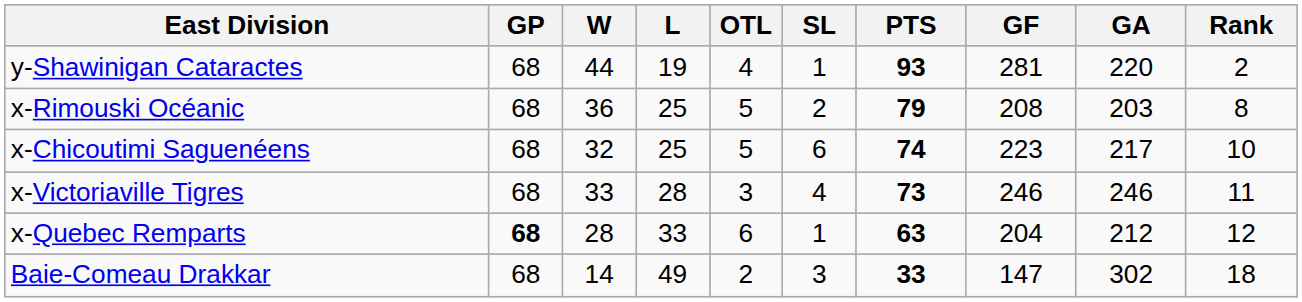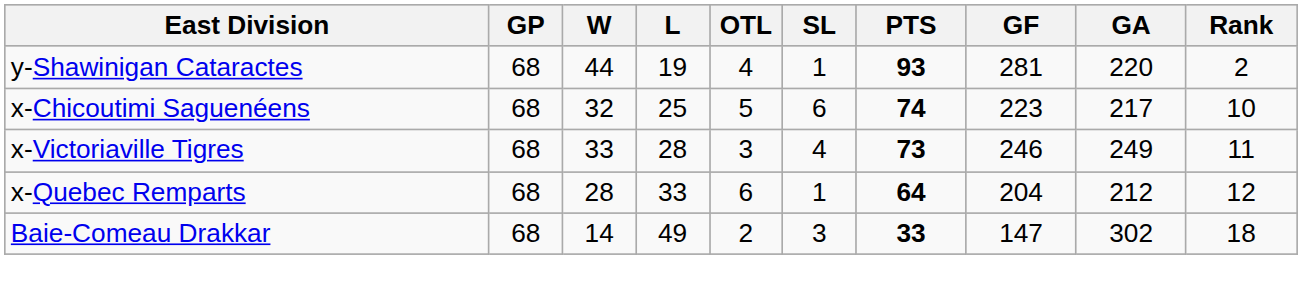- row: (128, 108)
(1131, 191) 246 -> (1131, 150) 249
(526, 233) bold -> (526, 191) normal
(911, 233) 63 -> (911, 191) 64
